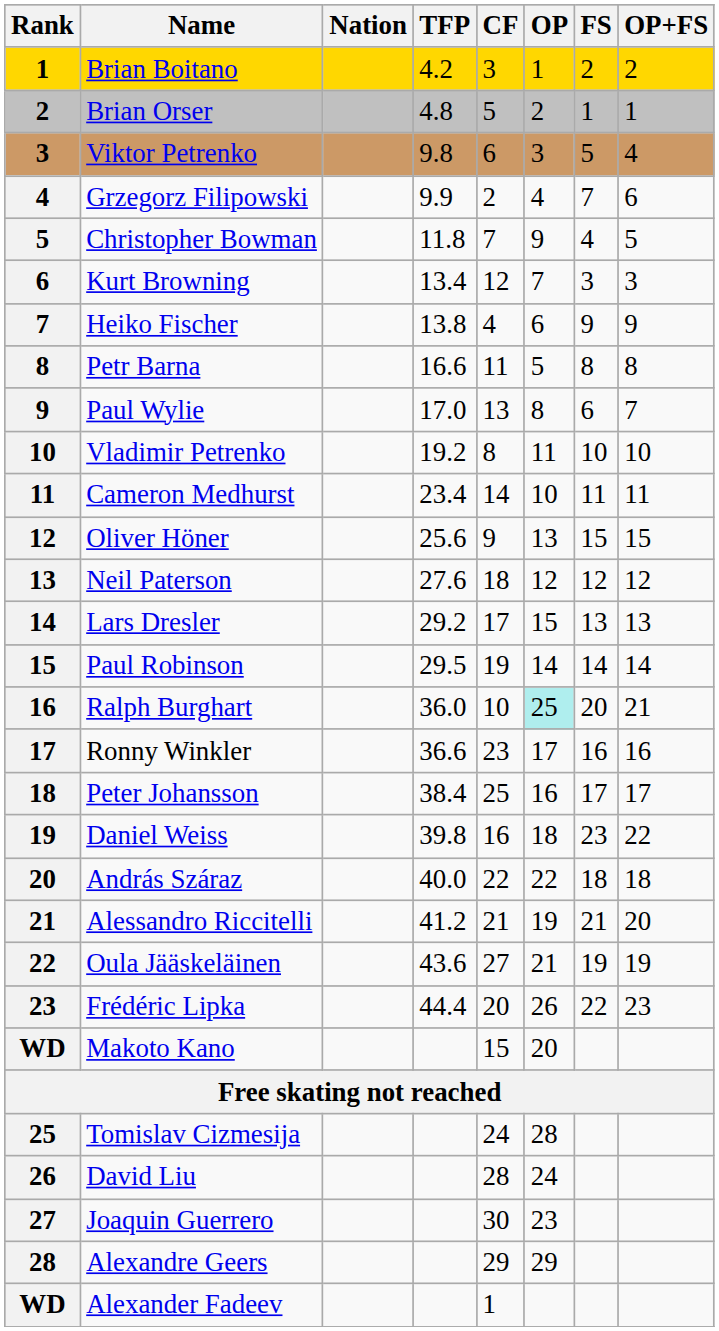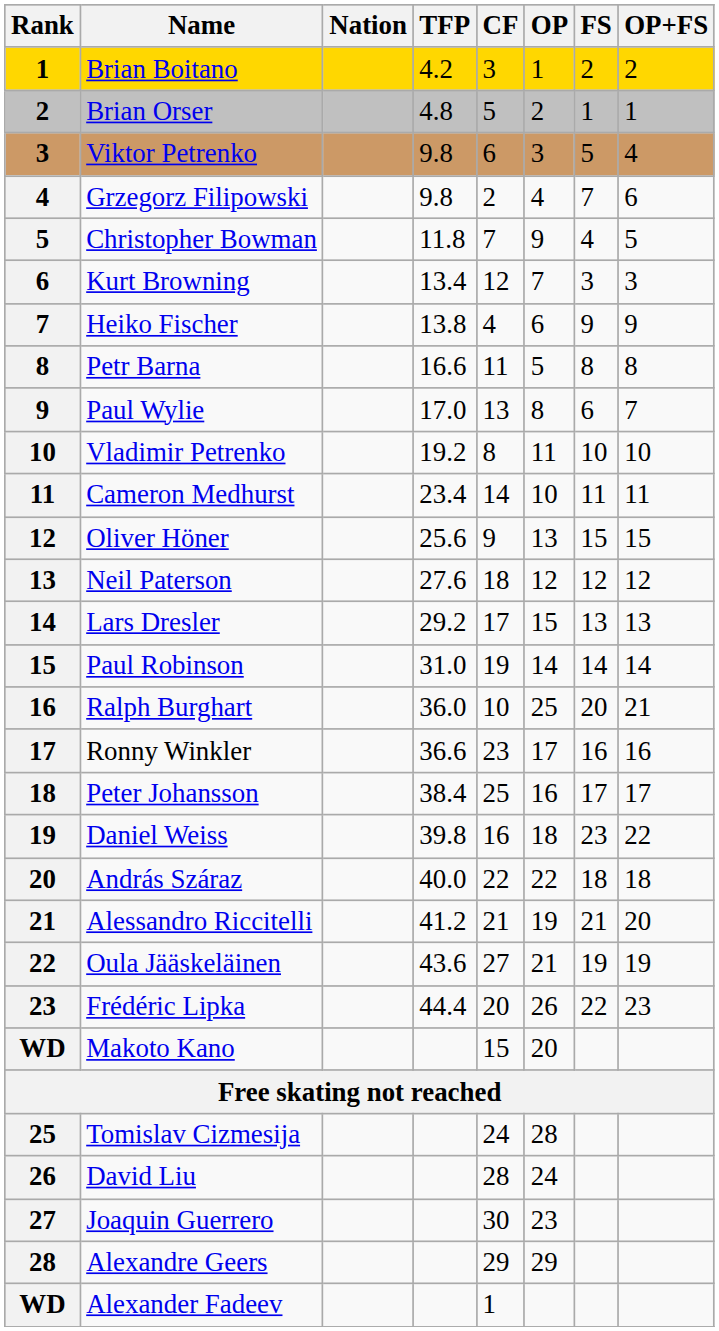(436, 196) 9.9 -> (436, 196) 9.8
(443, 665) 29.5 -> (443, 665) 31.0
(544, 707) paleturquoise background -> (544, 707) no background
